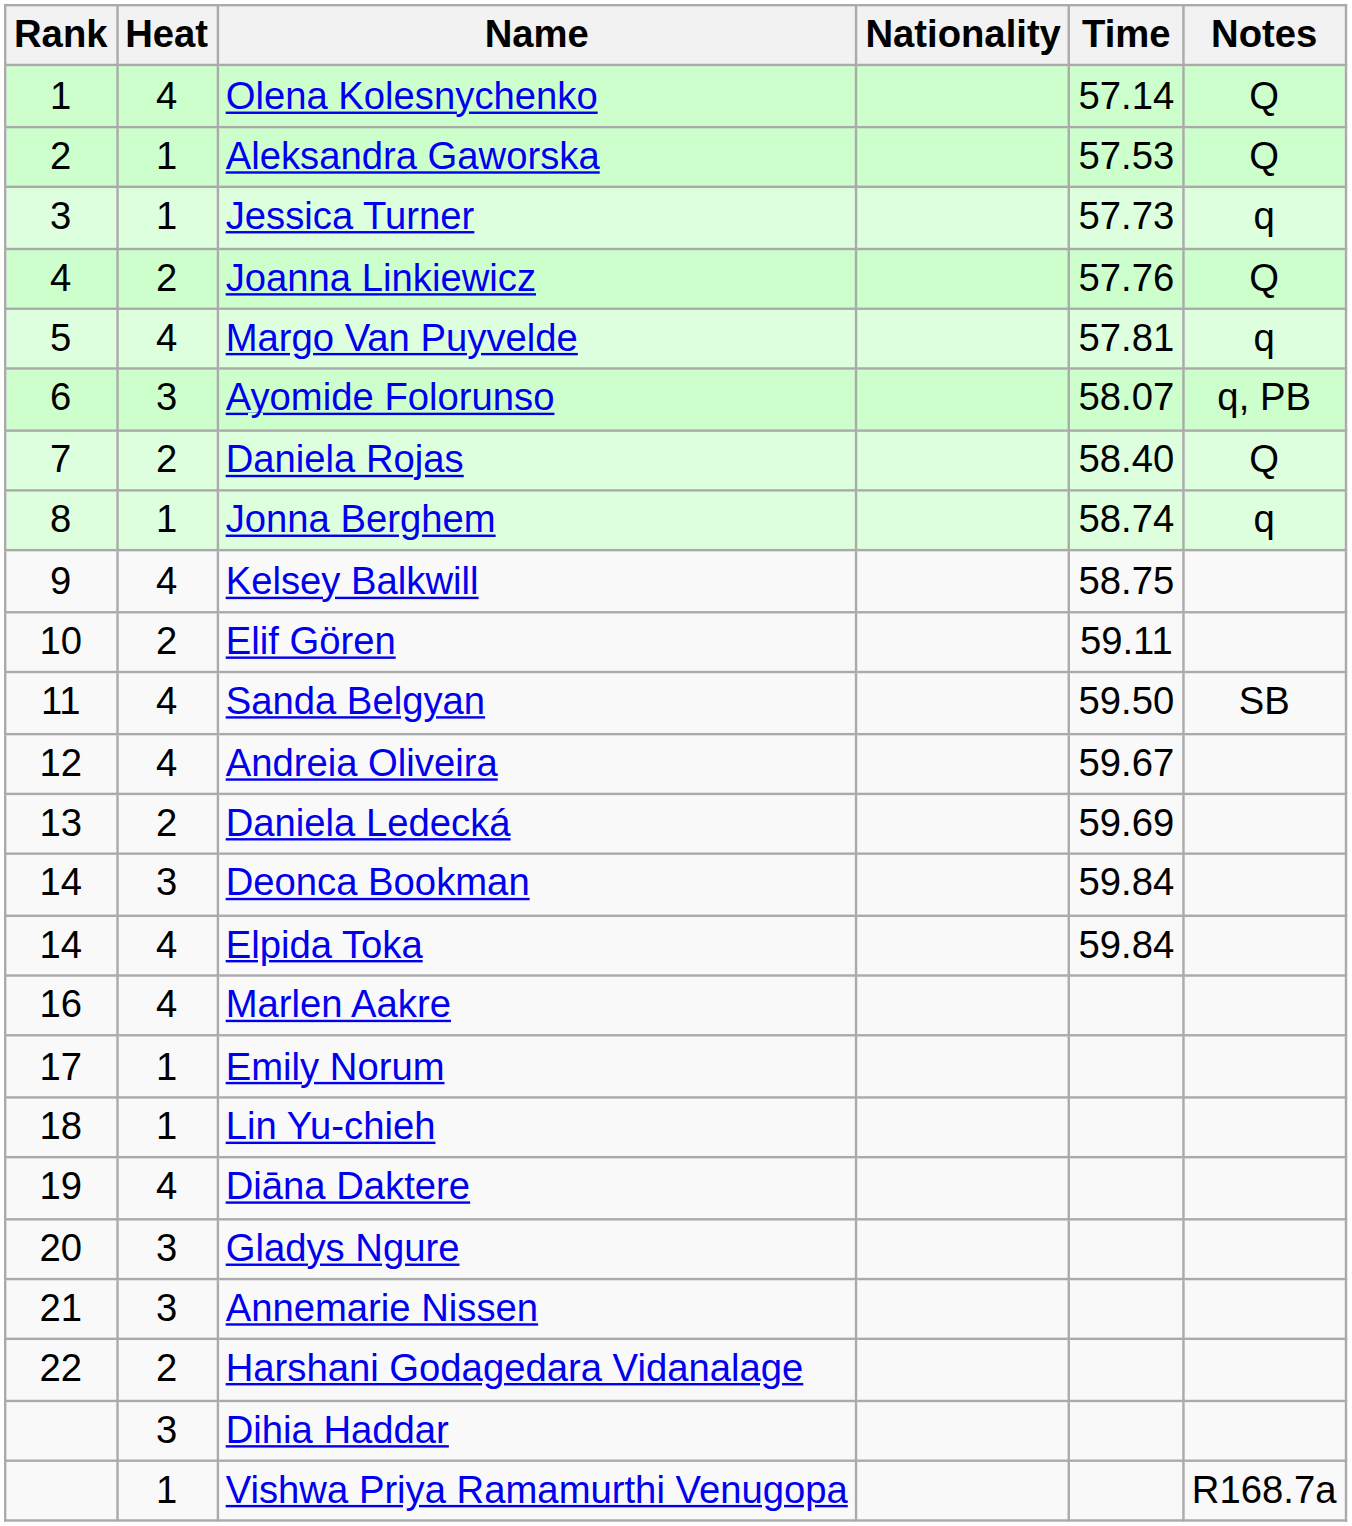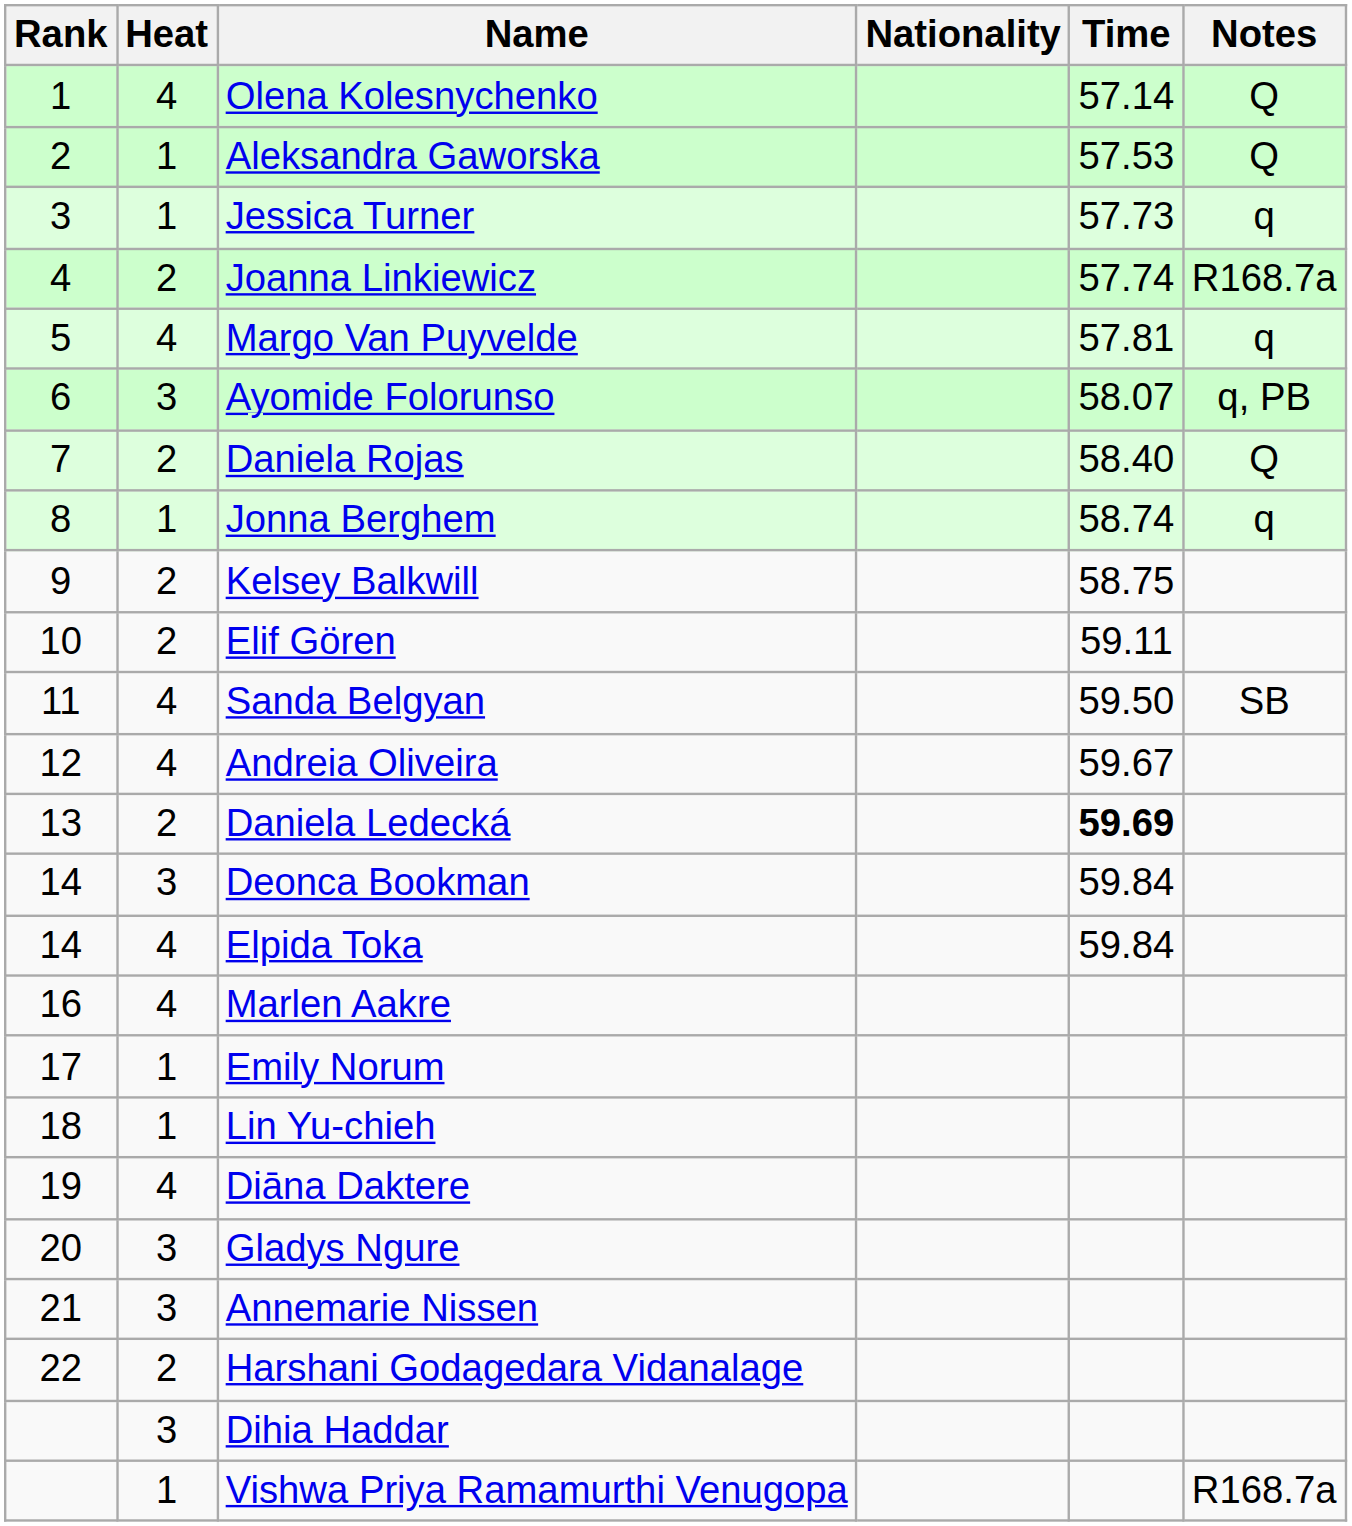(1126, 277) 57.76 -> (1126, 277) 57.74
(1264, 277) Q -> (1264, 277) R168.7a
(167, 580) 4 -> (167, 580) 2
(1126, 823) normal -> (1126, 823) bold
